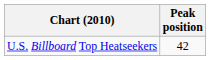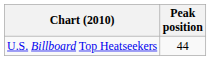(183, 45) 42 -> (183, 45) 44
